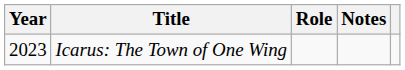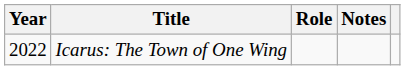(28, 49) 2023 -> (28, 49) 2022
